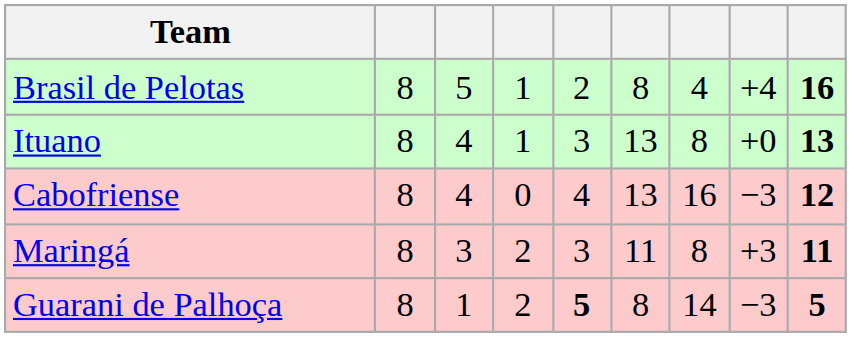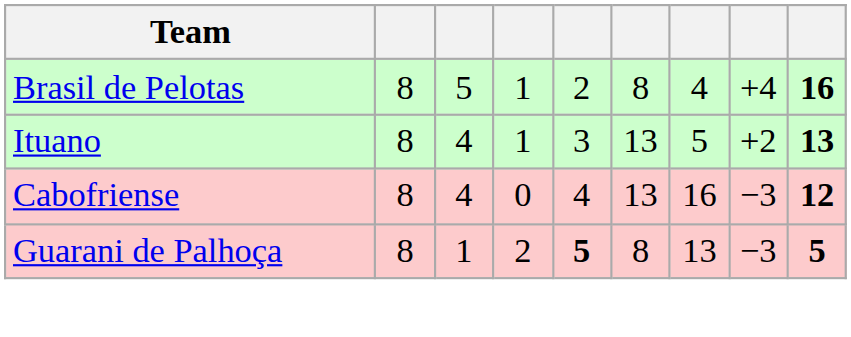(699, 140) 8 -> (699, 140) 5
(758, 140) +0 -> (758, 140) +2
- row: (71, 250)
(699, 304) 14 -> (699, 250) 13
